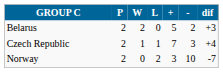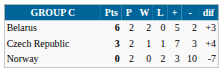+ column: (111, 12)
